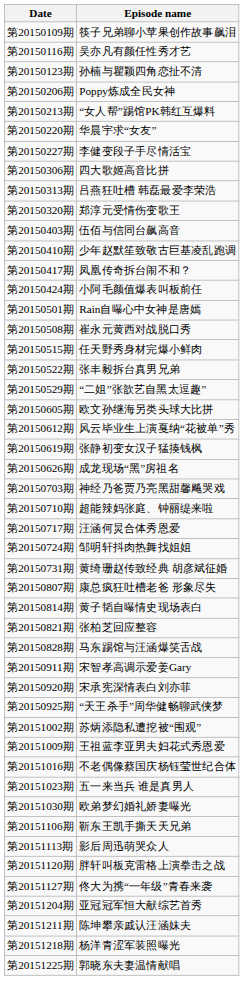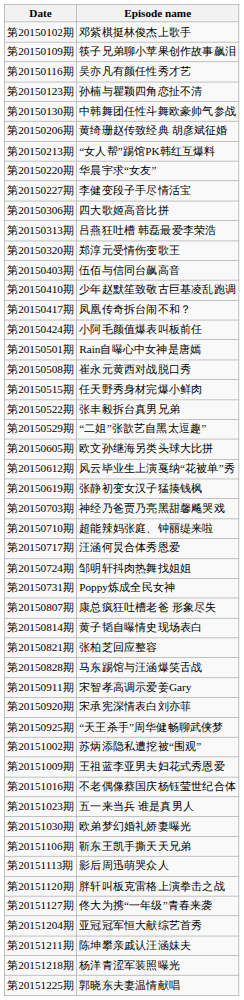+ row: (41, 31)
+ row: (41, 111)
(127, 91) Poppy炼成全民女神 -> (153, 131) 黄绮珊赵传致经典 胡彦斌征婚
- row: (41, 468)
(153, 568) 黄绮珊赵传致经典 胡彦斌征婚 -> (127, 587) Poppy炼成全民女神
